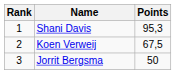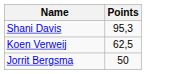- column: (19, 12)
(153, 45) 67,5 -> (123, 45) 62,5
